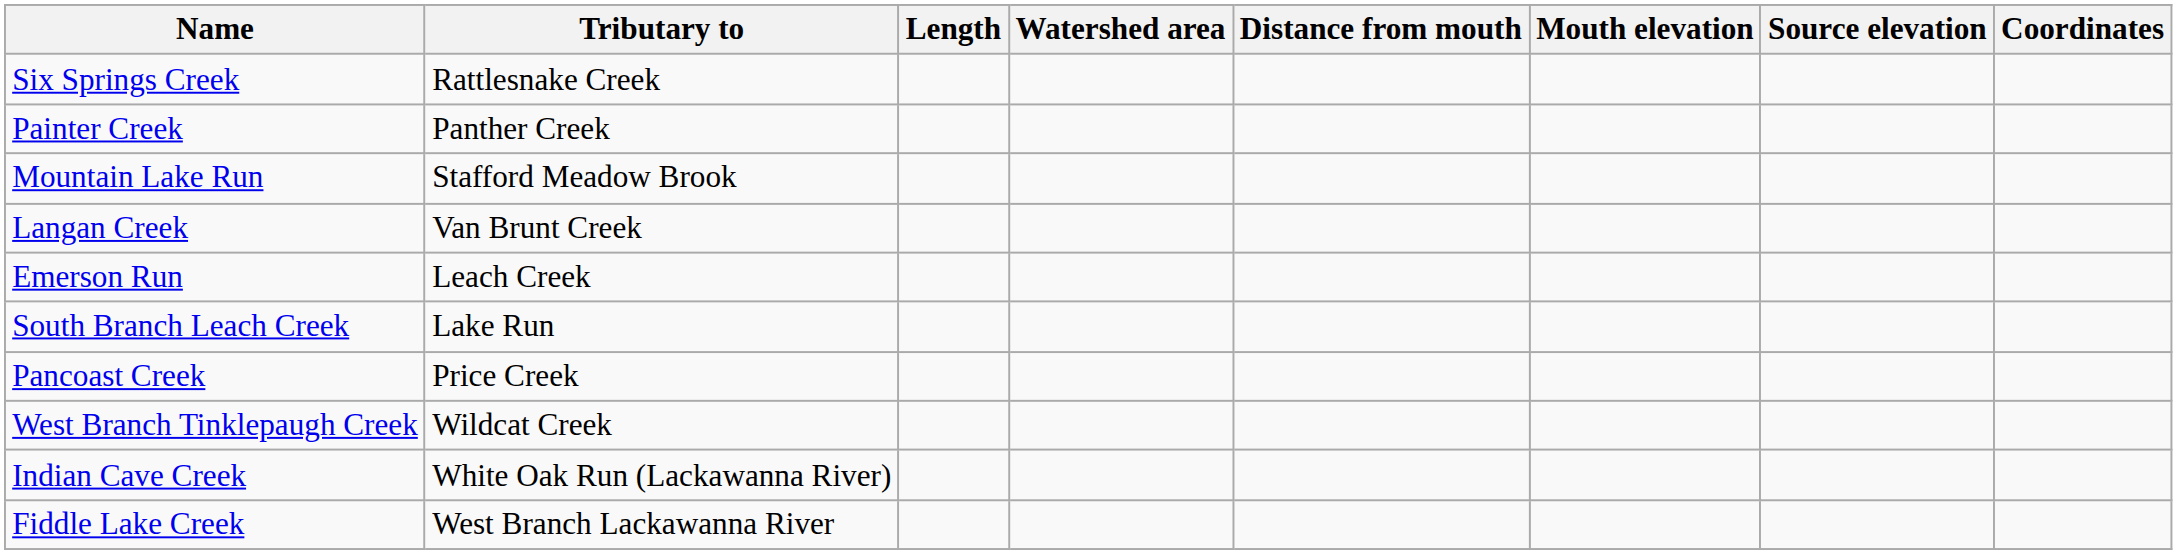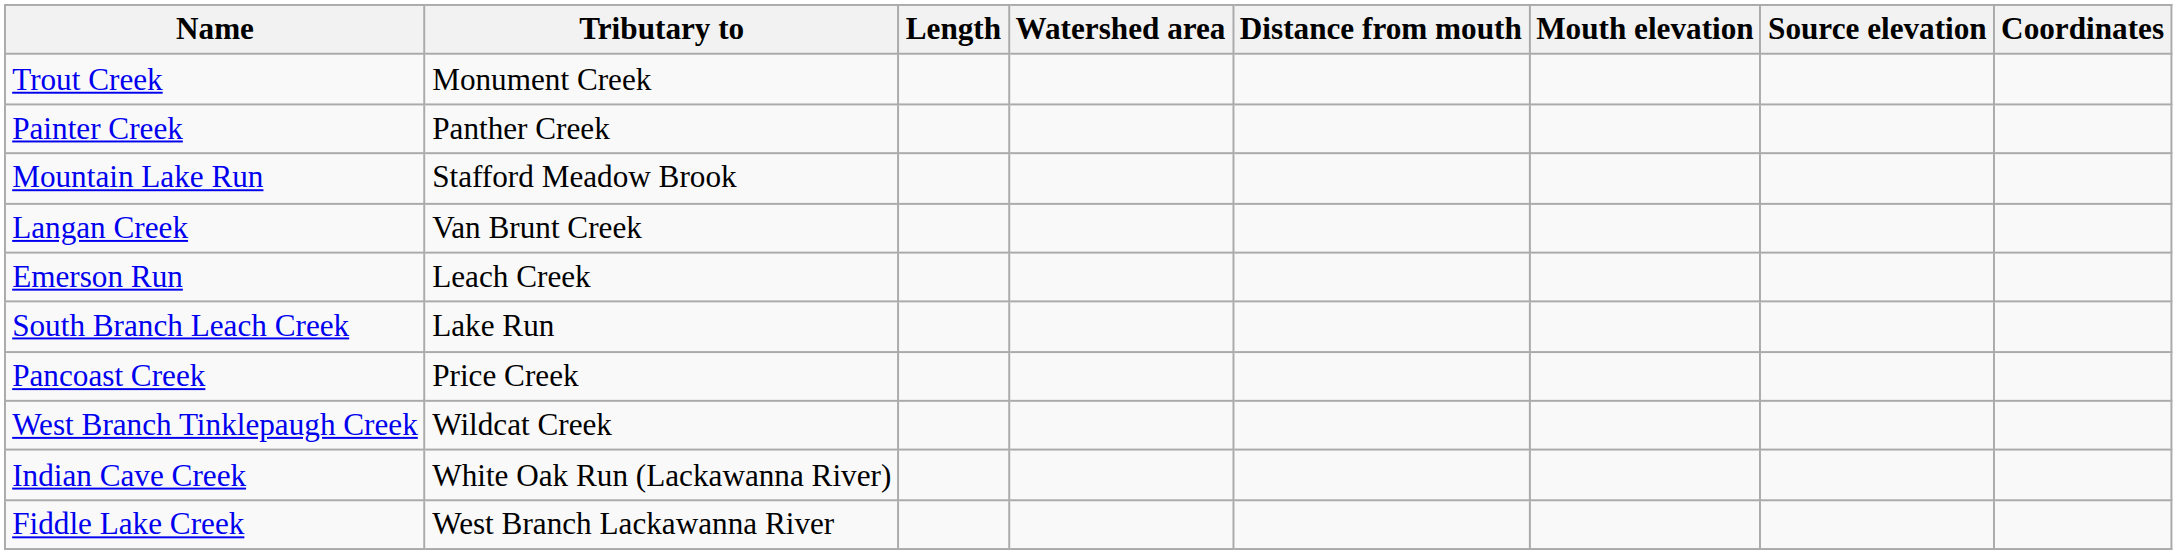+ row: (87, 78)
- row: (126, 78)
